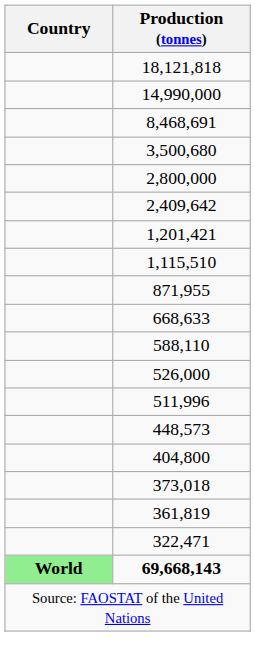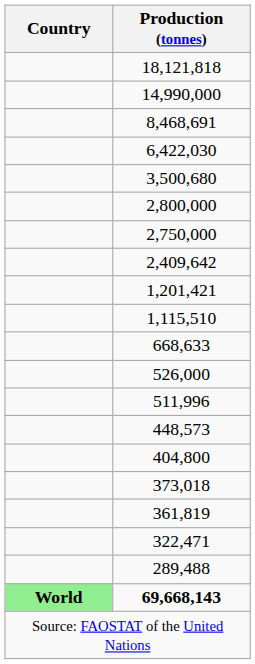+ row: (181, 150)
+ row: (181, 234)
- row: (181, 290)
- row: (181, 345)
+ row: (181, 569)
